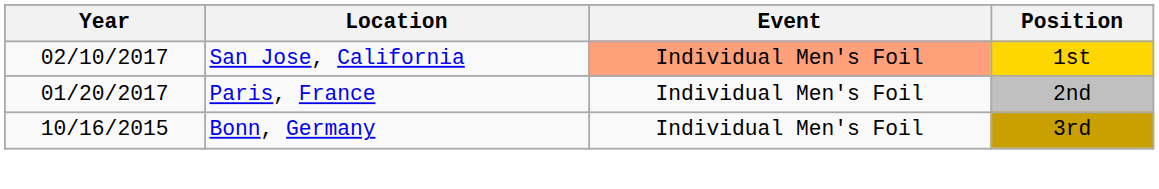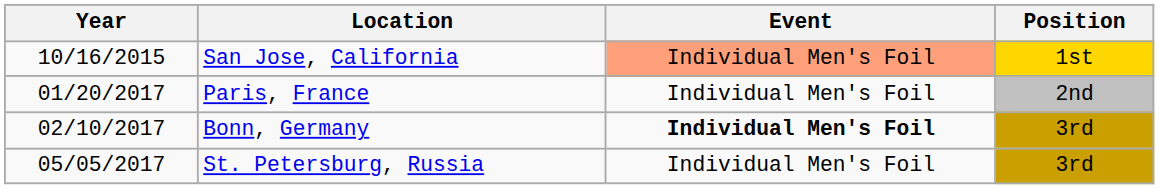(105, 58) 02/10/2017 -> (101, 58) 10/16/2015
(105, 130) 10/16/2015 -> (101, 130) 02/10/2017
(790, 130) normal -> (801, 130) bold
+ row: (344, 166)
